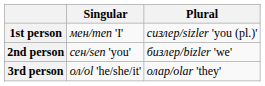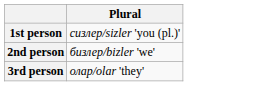- column: (105, 14)
